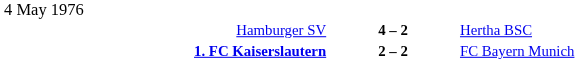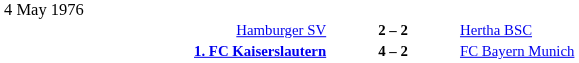(393, 30) 4 – 2 -> (393, 30) 2 – 2
(393, 51) 2 – 2 -> (393, 51) 4 – 2
